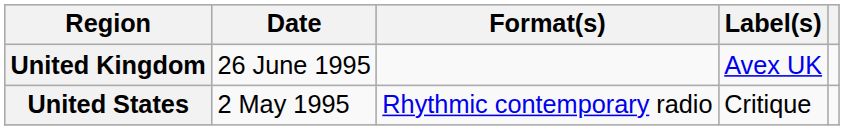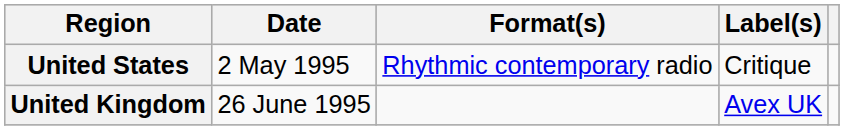rows swapped: (108, 104) <-> (108, 64)
